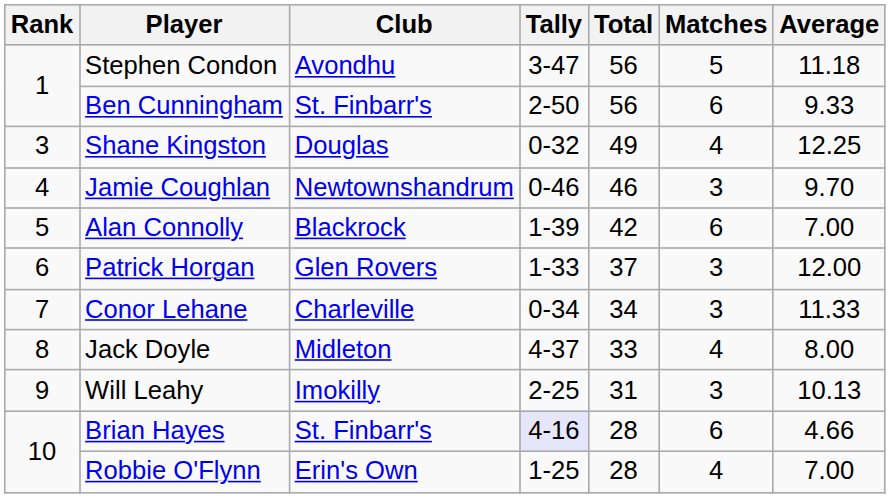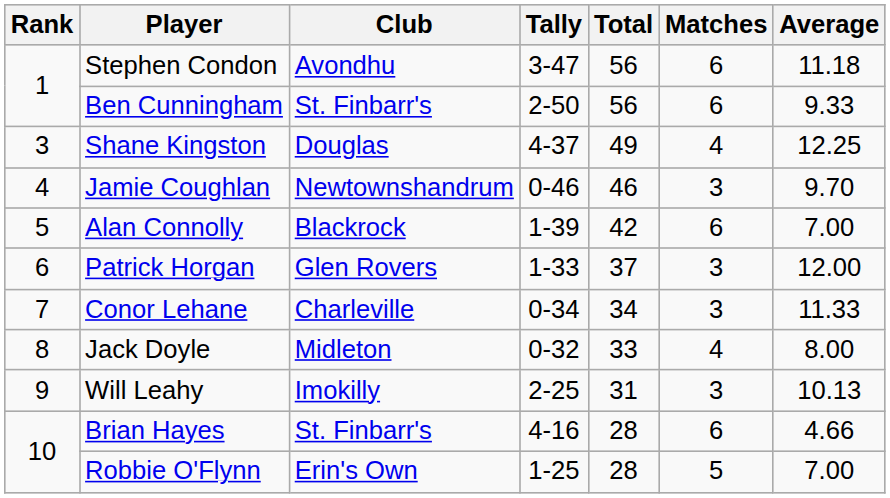(716, 65) 5 -> (716, 65) 6
(554, 146) 0-32 -> (554, 146) 4-37
(554, 349) 4-37 -> (554, 349) 0-32
(554, 430) lavender background -> (554, 430) no background
(716, 471) 4 -> (716, 471) 5
